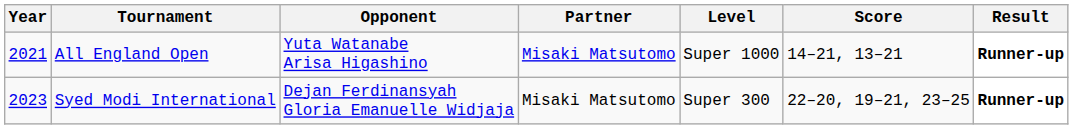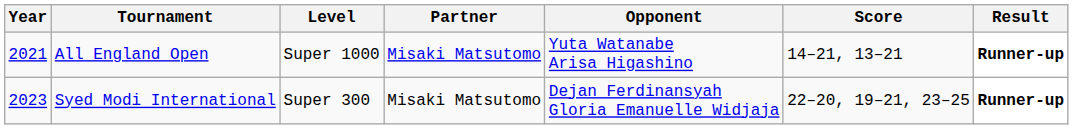columns swapped: (731, 18) <-> (399, 18)
